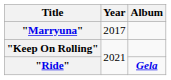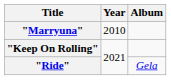(114, 30) 2017 -> (114, 30) 2010
(147, 65) bold -> (147, 65) normal
